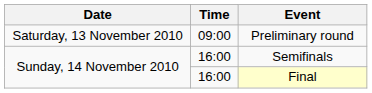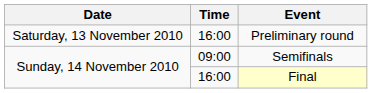(214, 35) 09:00 -> (214, 35) 16:00
(214, 56) 16:00 -> (214, 56) 09:00
